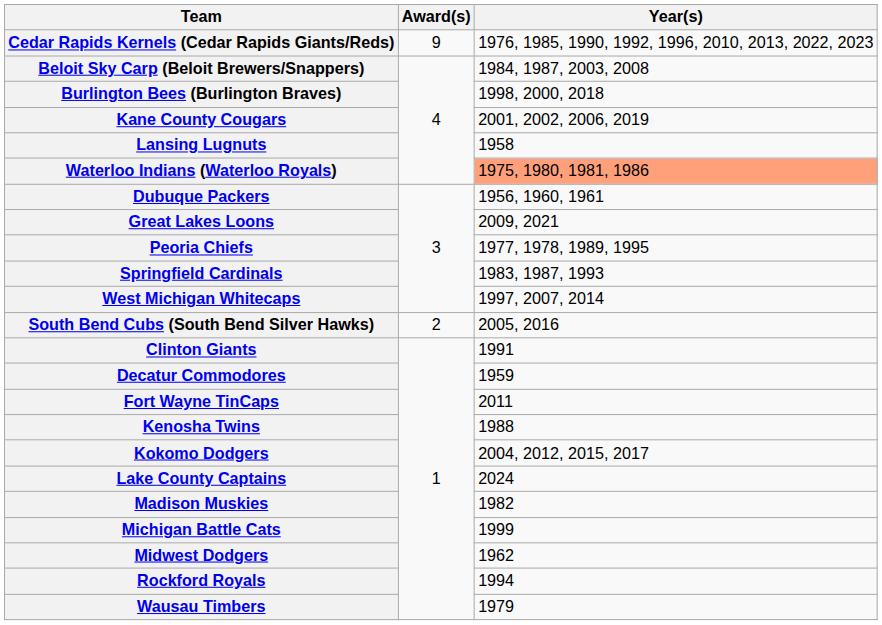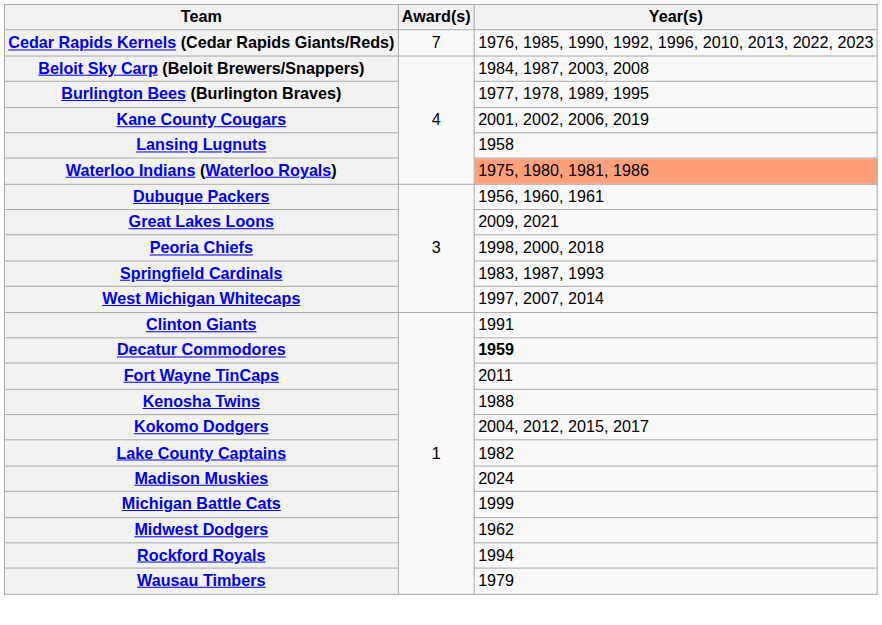(436, 42) 9 -> (436, 42) 7
(541, 94) 1998, 2000, 2018 -> (564, 94) 1977, 1978, 1989, 1995
(564, 247) 1977, 1978, 1989, 1995 -> (541, 247) 1998, 2000, 2018
- row: (201, 324)
(496, 376) normal -> (496, 350) bold
(496, 478) 2024 -> (496, 453) 1982
(496, 504) 1982 -> (496, 478) 2024
